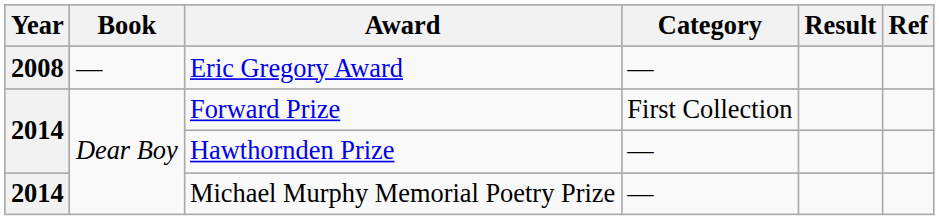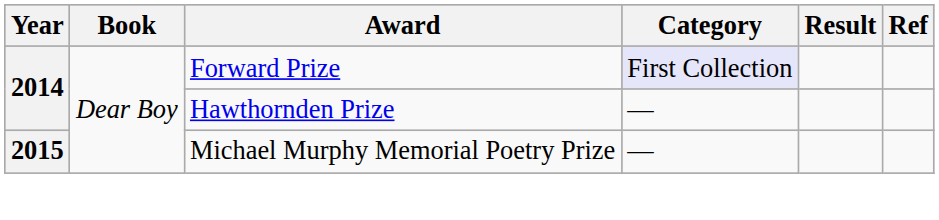- row: (297, 67)
(710, 109) no background -> (710, 67) lavender background
(37, 192) 2014 -> (37, 151) 2015
